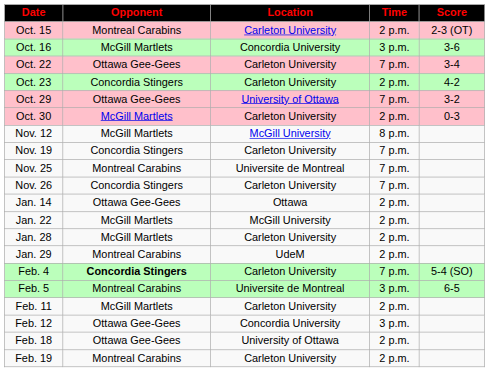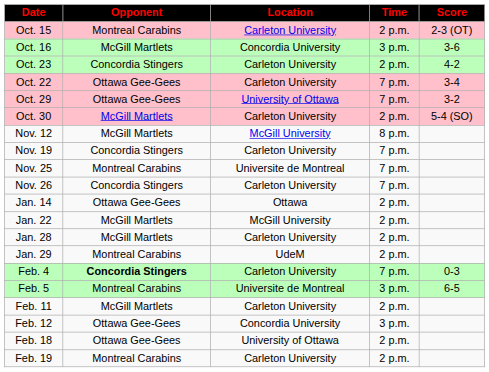rows swapped: (34, 64) <-> (34, 82)
(452, 116) 0-3 -> (452, 116) 5-4 (SO)
(452, 271) 5-4 (SO) -> (452, 271) 0-3
